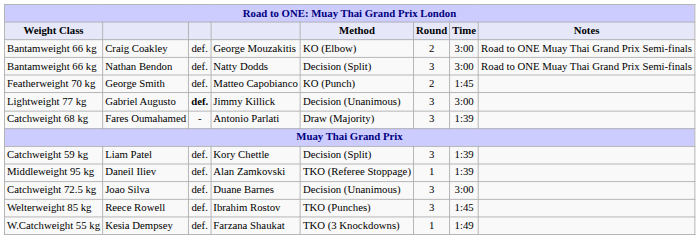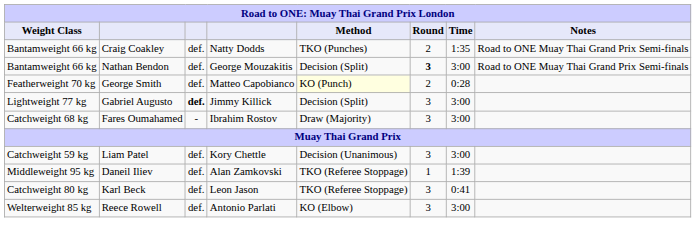(255, 48) George Mouzakitis -> (237, 48) Natty Dodds
(330, 48) KO (Elbow) -> (333, 48) TKO (Punches)
(464, 48) 3:00 -> (461, 48) 1:35
(241, 66) Natty Dodds -> (251, 66) George Mouzakitis
(432, 66) normal -> (428, 66) bold
(329, 84) no background -> (326, 84) lightyellow background
(464, 84) 1:45 -> (461, 84) 0:28
(352, 101) Decision (Unanimous) -> (334, 101) Decision (Split)
(246, 119) Antonio Parlati -> (243, 119) Ibrahim Rostov
(464, 119) 1:39 -> (461, 119) 3:00
(337, 154) Decision (Split) -> (348, 154) Decision (Unanimous)
(464, 154) 1:39 -> (461, 154) 3:00
+ row: (124, 190)
- row: (127, 190)
(247, 208) Ibrahim Rostov -> (243, 208) Antonio Parlati
(337, 208) TKO (Punches) -> (326, 208) KO (Elbow)
(464, 208) 1:45 -> (461, 208) 3:00
- row: (139, 225)
